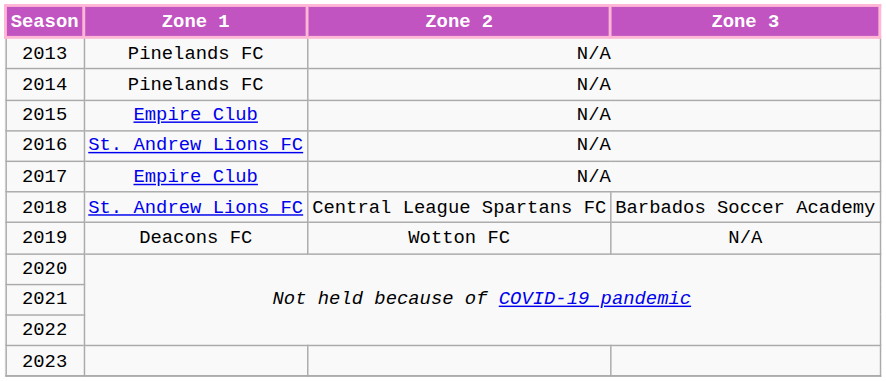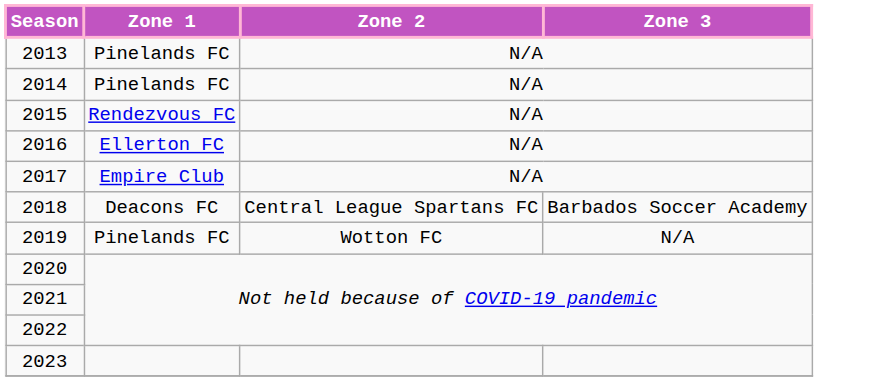(196, 115) Empire Club -> (162, 115) Rendezvous FC
(196, 146) St. Andrew Lions FC -> (162, 146) Ellerton FC
(196, 207) St. Andrew Lions FC -> (162, 207) Deacons FC
(196, 238) Deacons FC -> (162, 238) Pinelands FC
